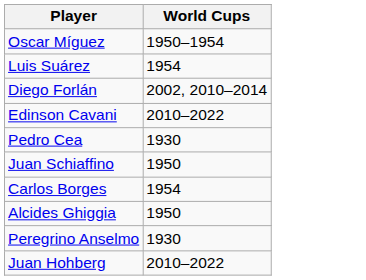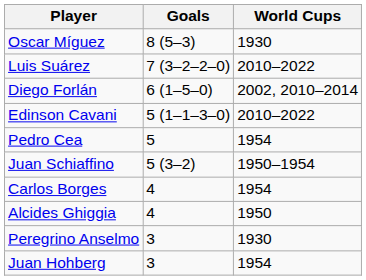+ column: (188, 16)
(185, 41) 1950–1954 -> (254, 41) 1930
(164, 66) 1954 -> (276, 66) 2010–2022
(164, 139) 1930 -> (254, 139) 1954
(164, 164) 1950 -> (276, 164) 1950–1954
(185, 262) 2010–2022 -> (254, 262) 1954
